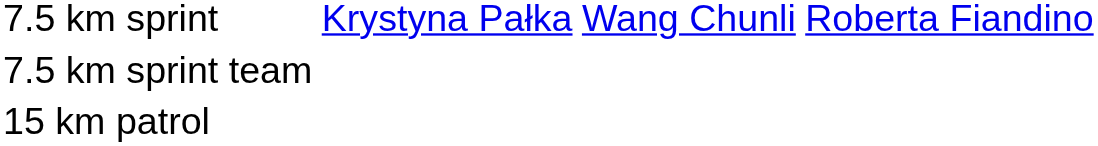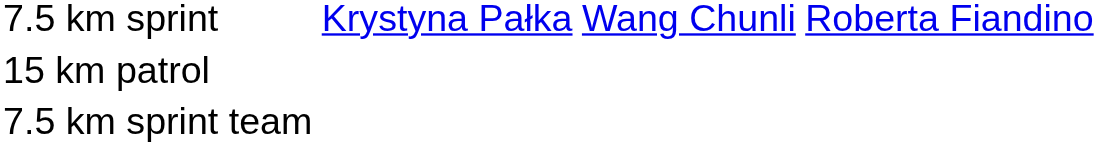rows swapped: (158, 70) <-> (107, 121)
